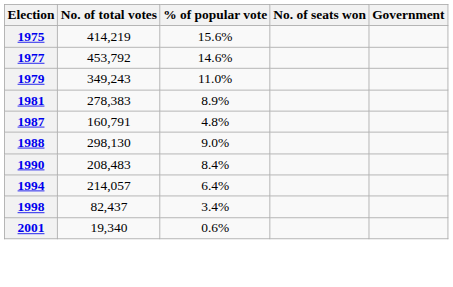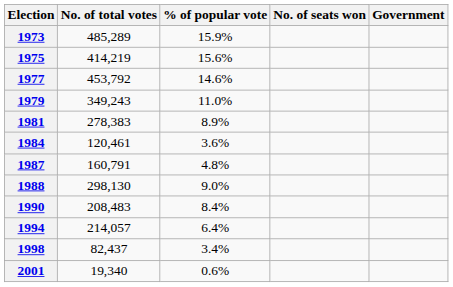+ row: (31, 36)
+ row: (31, 143)
